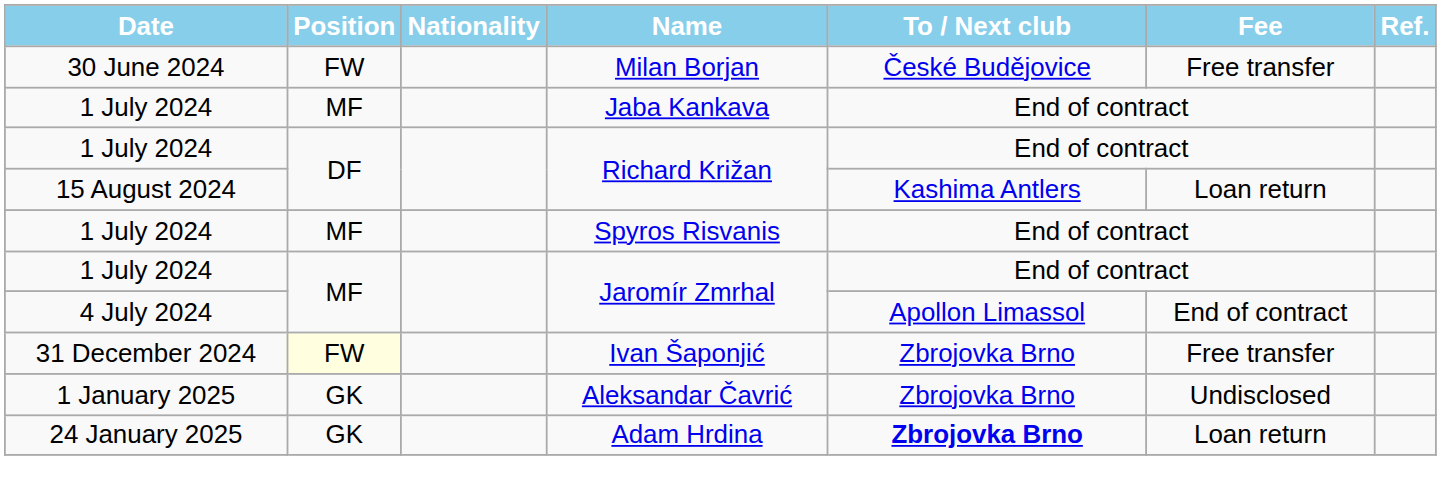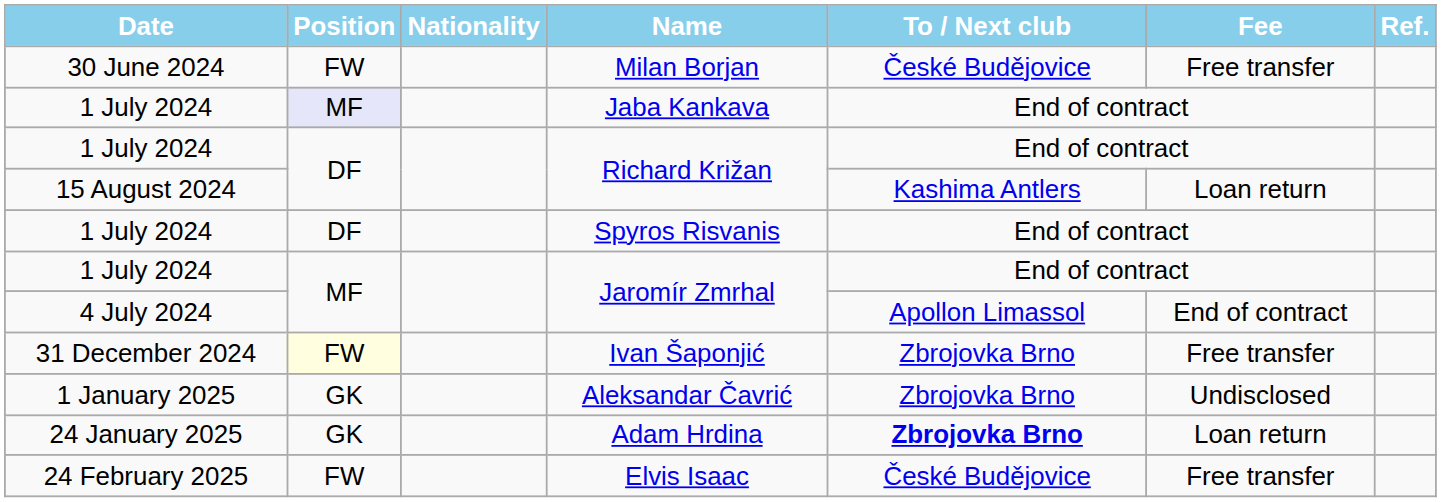(344, 108) no background -> (344, 108) lavender background
(344, 231) MF -> (344, 231) DF
+ row: (146, 476)
